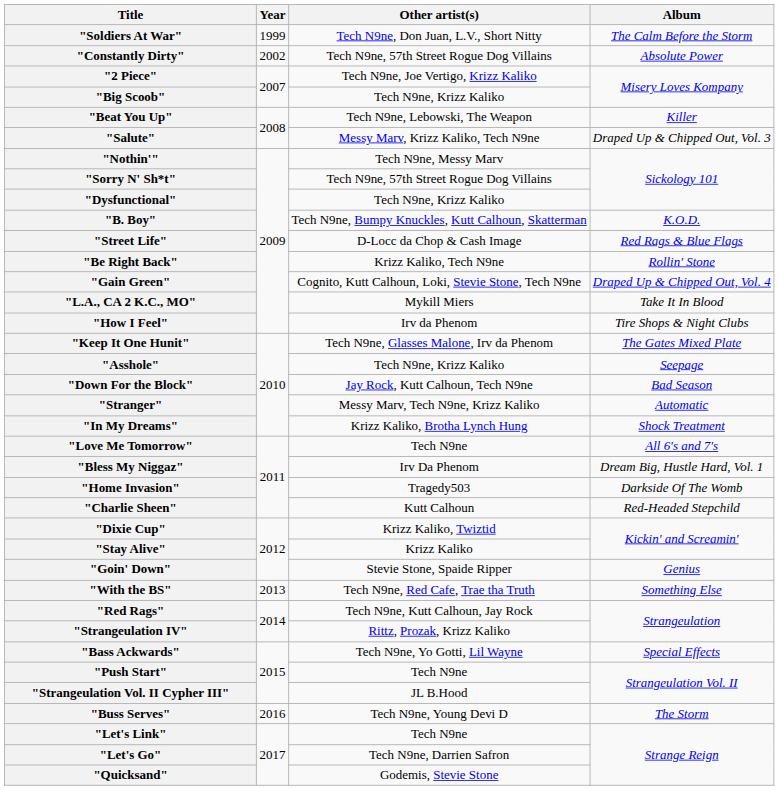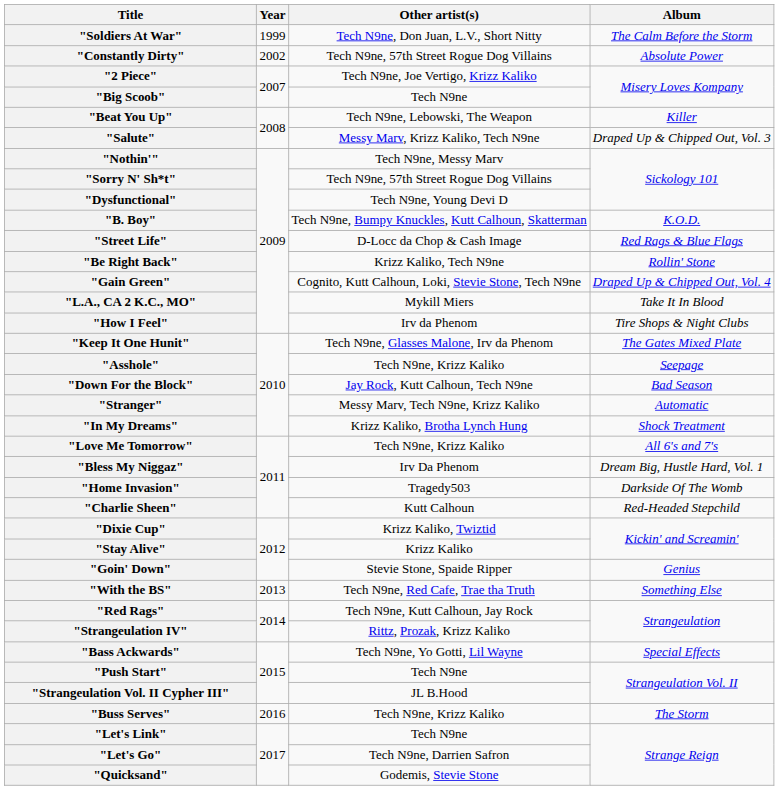(439, 96) Tech N9ne, Krizz Kaliko -> (439, 96) Tech N9ne
(439, 199) Tech N9ne, Krizz Kaliko -> (439, 199) Tech N9ne, Young Devi D
(439, 446) Tech N9ne -> (439, 446) Tech N9ne, Krizz Kaliko
(439, 713) Tech N9ne, Young Devi D -> (439, 713) Tech N9ne, Krizz Kaliko
